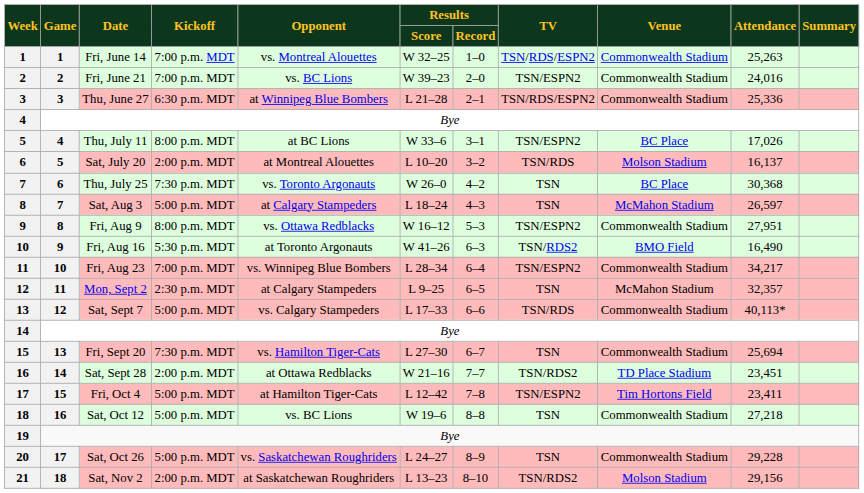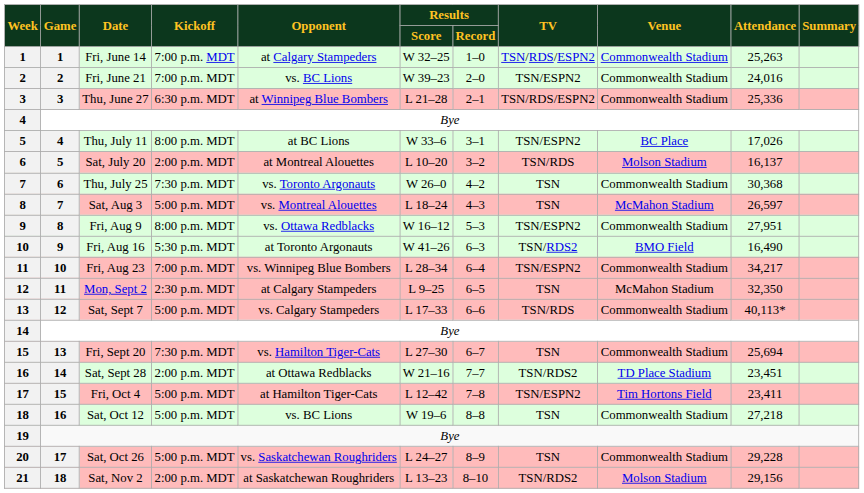(319, 57) vs. Montreal Alouettes -> (319, 57) at Calgary Stampeders
(664, 183) BC Place -> (664, 183) Commonwealth Stadium
(319, 204) at Calgary Stampeders -> (319, 204) vs. Montreal Alouettes
(765, 288) 32,357 -> (765, 288) 32,350
